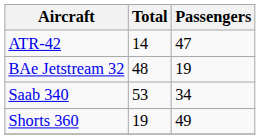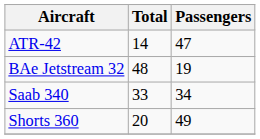(140, 95) 53 -> (140, 95) 33
(140, 120) 19 -> (140, 120) 20
